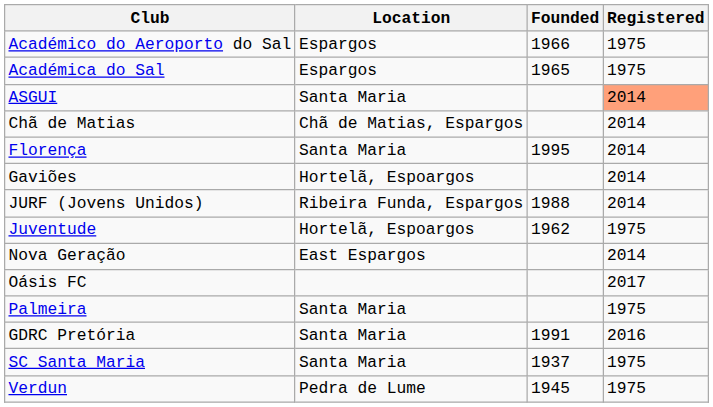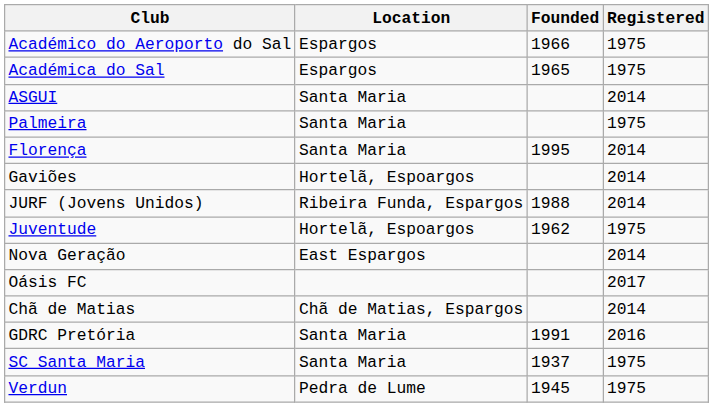(627, 97) lightsalmon background -> (627, 97) no background
rows swapped: (72, 124) <-> (48, 309)
